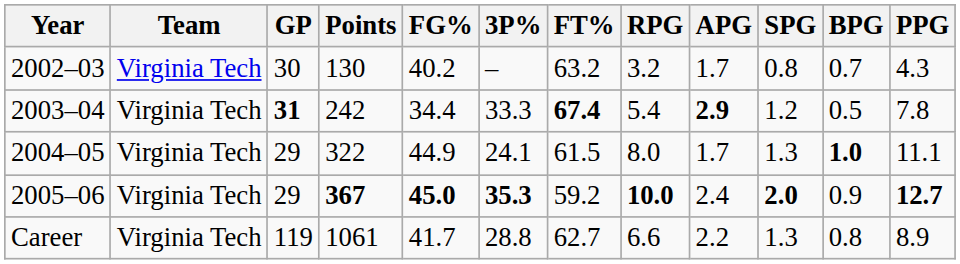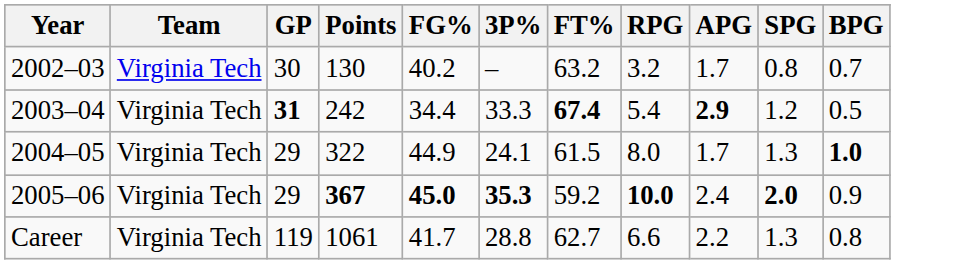- column: (923, 25)
